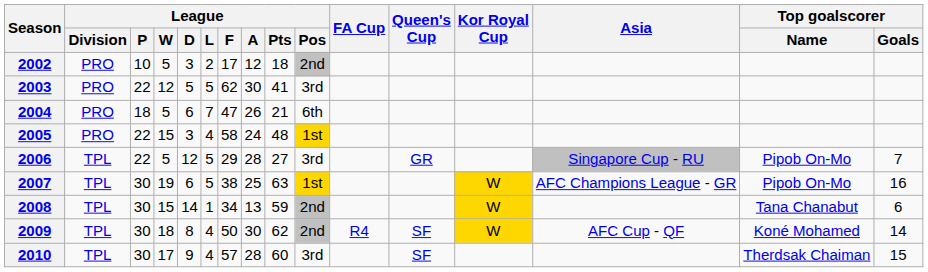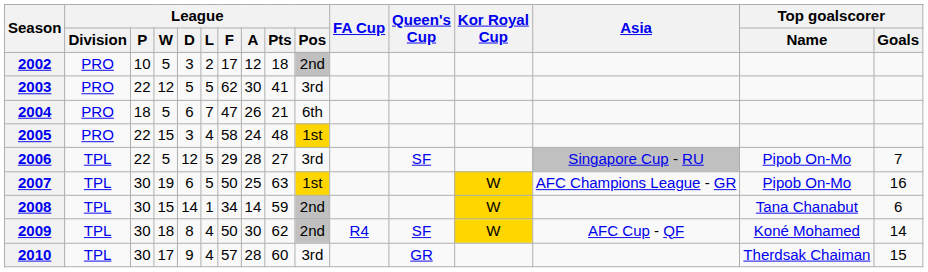(421, 159) GR -> (421, 159) SF
(229, 183) 38 -> (229, 183) 50
(253, 207) 13 -> (253, 207) 14
(421, 254) SF -> (421, 254) GR
